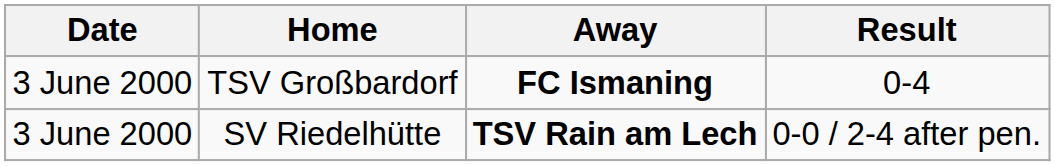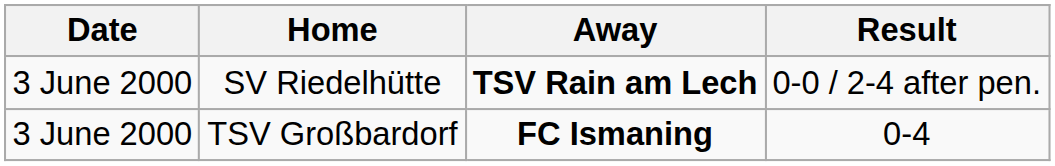rows swapped: (332, 82) <-> (332, 133)
